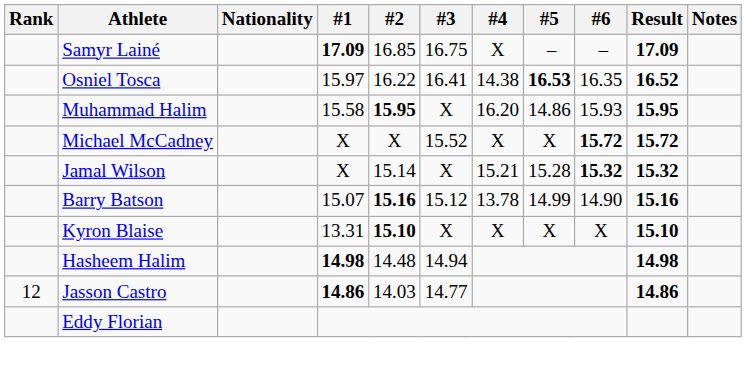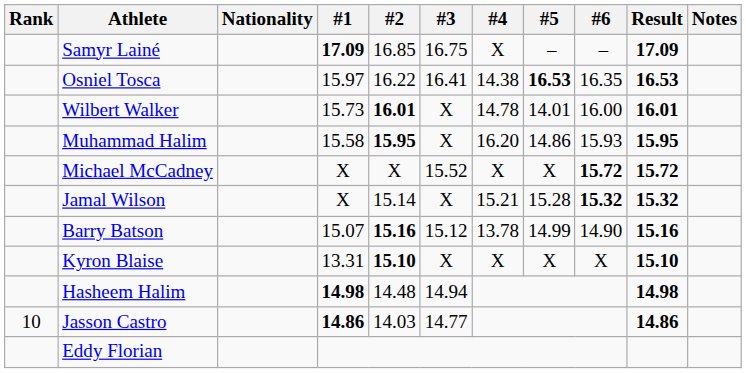(657, 79) 16.52 -> (657, 79) 16.53
+ row: (120, 110)
(31, 291) 12 -> (31, 321) 10
